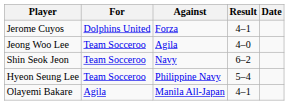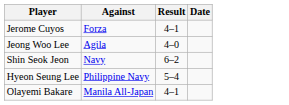- column: (117, 12)
